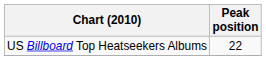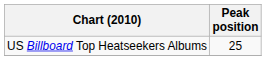(235, 45) 22 -> (235, 45) 25
